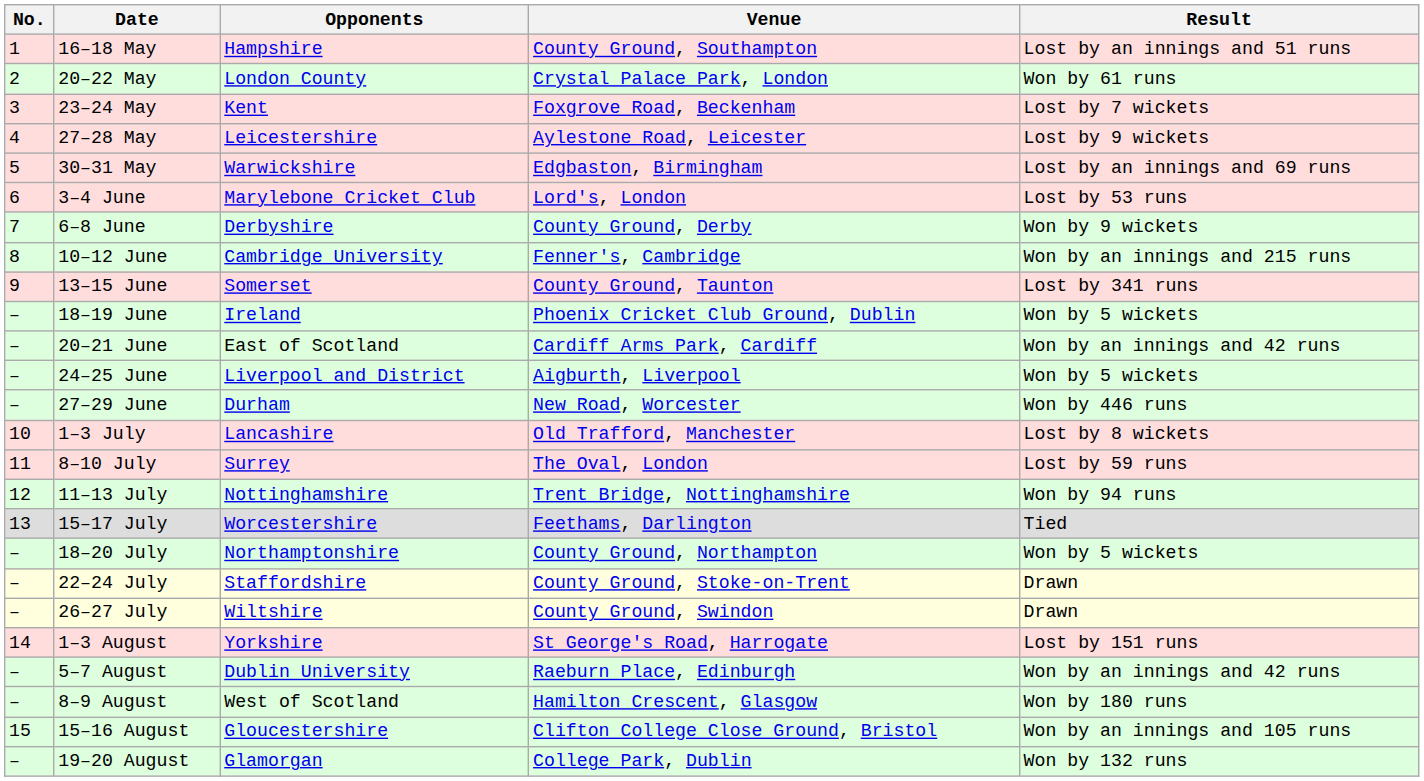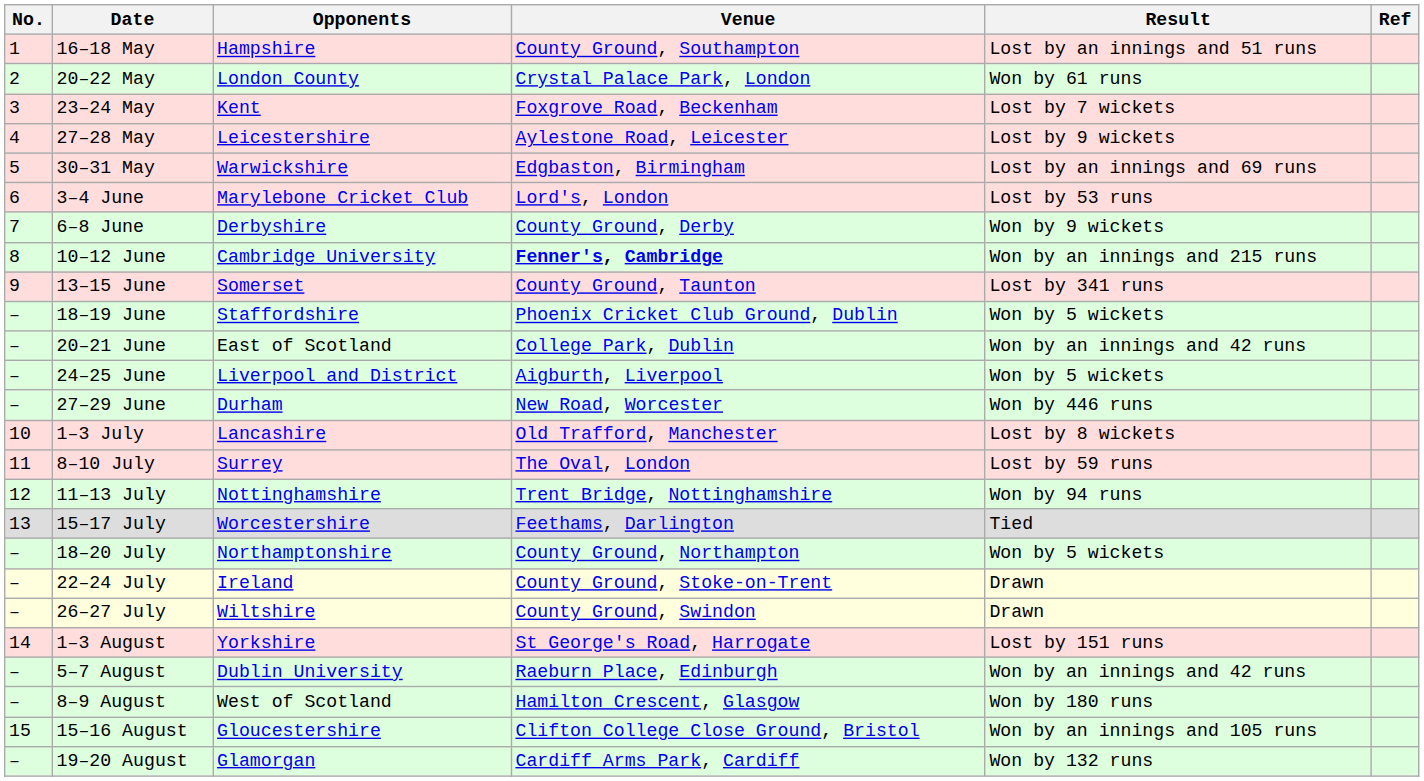+ column: (1395, 20)
(637, 257) normal -> (619, 257) bold
(263, 316) Ireland -> (288, 316) Staffordshire
(675, 346) Cardiff Arms Park, Cardiff -> (625, 346) College Park, Dublin
(295, 583) Staffordshire -> (255, 583) Ireland
(642, 761) College Park, Dublin -> (657, 761) Cardiff Arms Park, Cardiff
